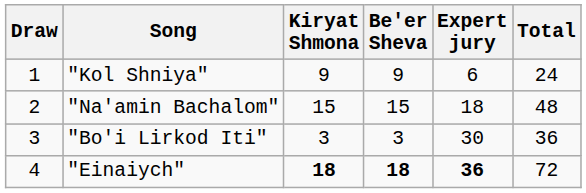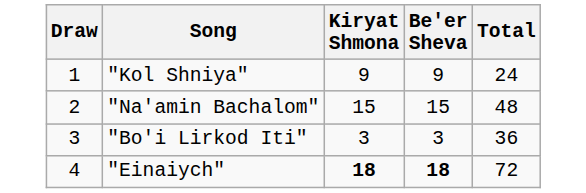- column: (472, 32)
